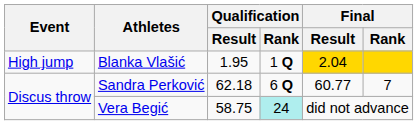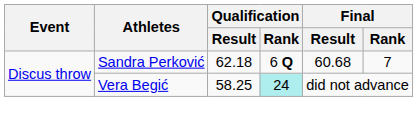- row: (142, 62)
(333, 85) 60.77 -> (333, 62) 60.68
(234, 108) 58.75 -> (234, 85) 58.25
